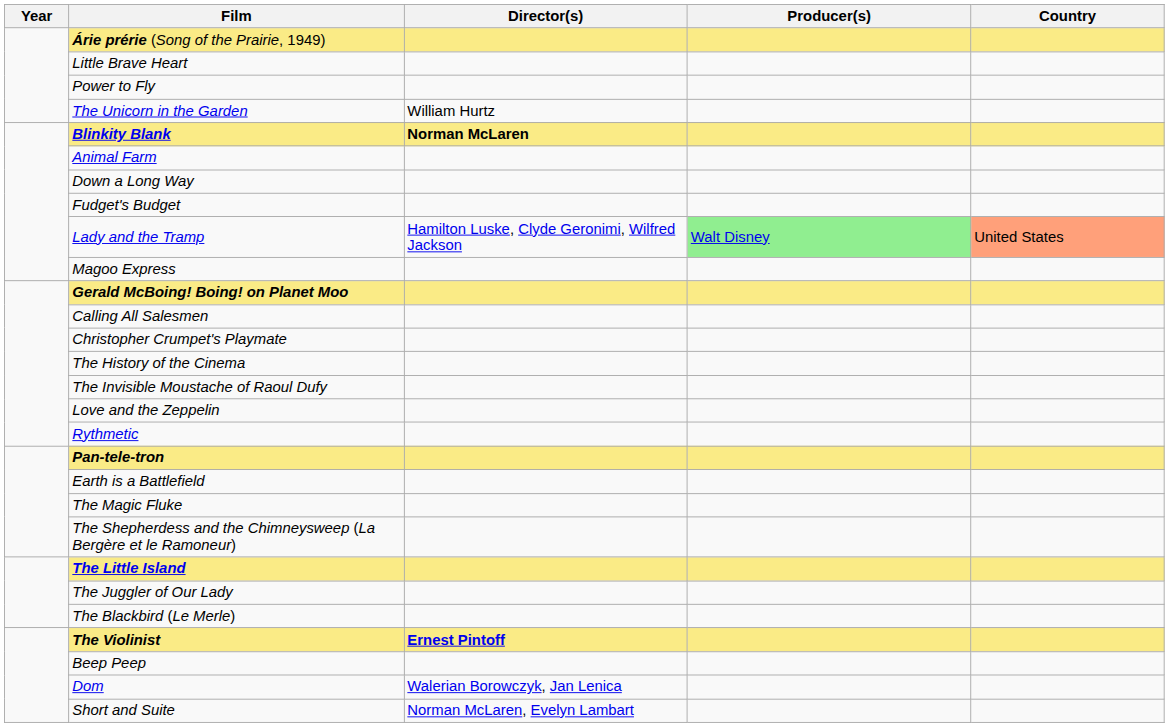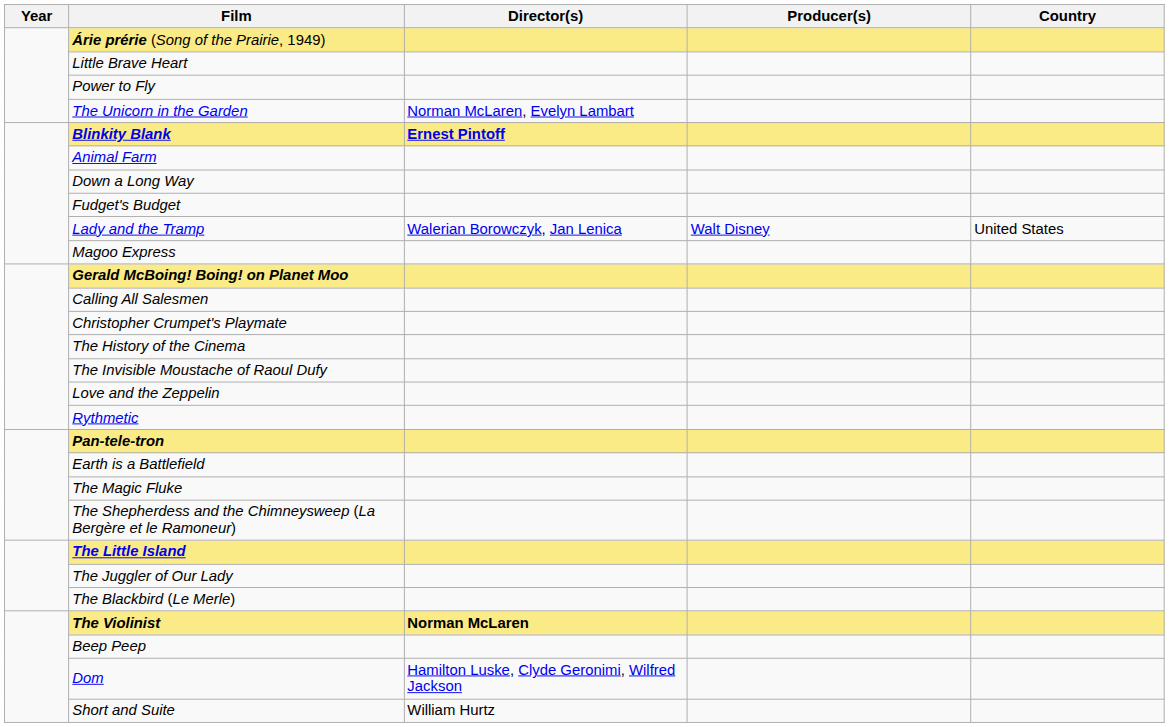(451, 110) William Hurtz -> (521, 110) Norman McLaren, Evelyn Lambart
(468, 134) Norman McLaren -> (456, 134) Ernest Pintoff
(541, 237) Hamilton Luske, Clyde Geronimi, Wilfred Jackson -> (515, 228) Walerian Borowczyk, Jan Lenica
(730, 237) lightgreen background -> (730, 228) no background
(1019, 237) lightsalmon background -> (1019, 228) no background
(456, 639) Ernest Pintoff -> (468, 623) Norman McLaren
(515, 686) Walerian Borowczyk, Jan Lenica -> (541, 678) Hamilton Luske, Clyde Geronimi, Wilfred Jackson
(521, 710) Norman McLaren, Evelyn Lambart -> (451, 710) William Hurtz
